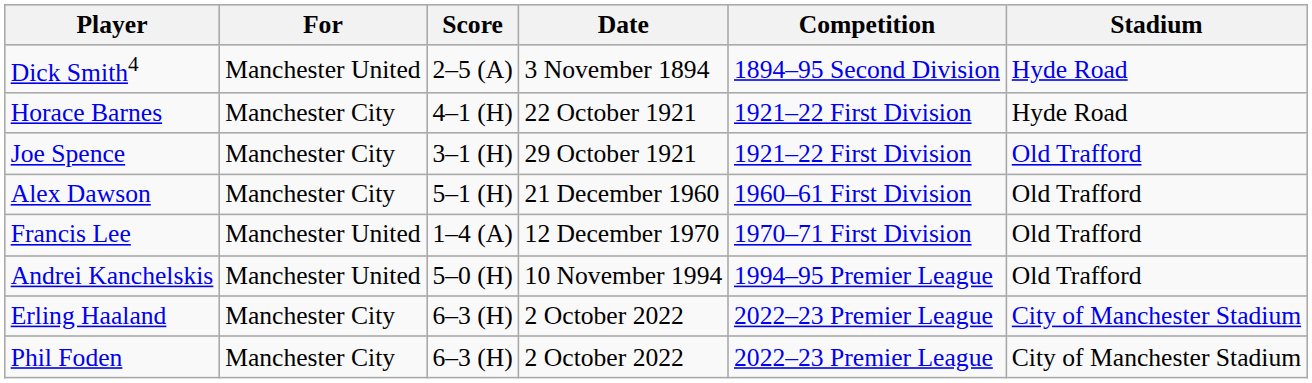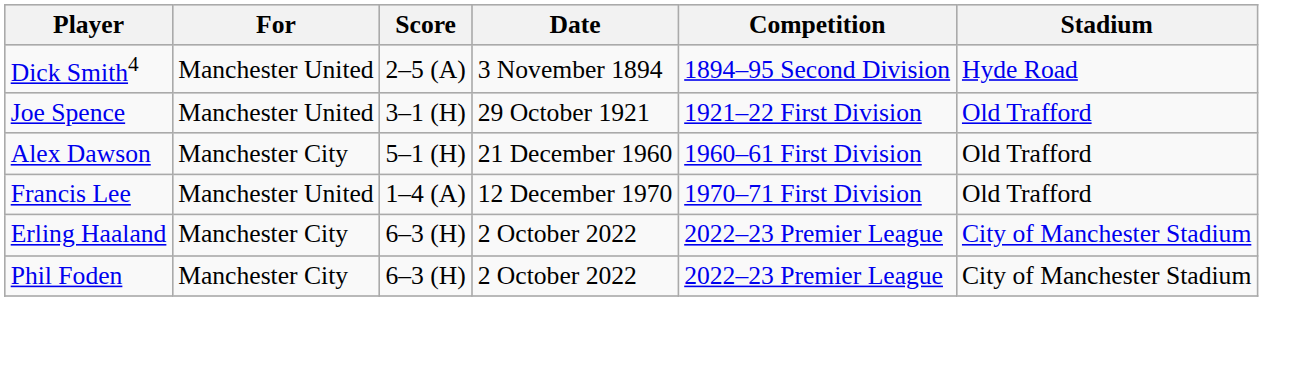- row: (86, 112)
(310, 153) Manchester City -> (276, 112) Manchester United
- row: (112, 275)
